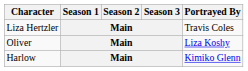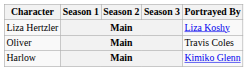(209, 27) Travis Coles -> (207, 27) Liza Koshy
(207, 43) Liza Koshy -> (209, 43) Travis Coles
